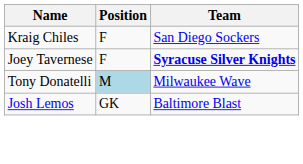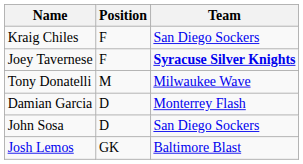(105, 81) lightblue background -> (105, 81) no background
+ row: (50, 103)
+ row: (36, 125)
